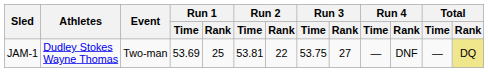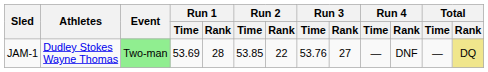(145, 53) no background -> (145, 53) lightgreen background
(218, 53) 25 -> (218, 53) 28
(250, 53) 53.81 -> (250, 53) 53.85
(313, 53) 53.75 -> (313, 53) 53.76
